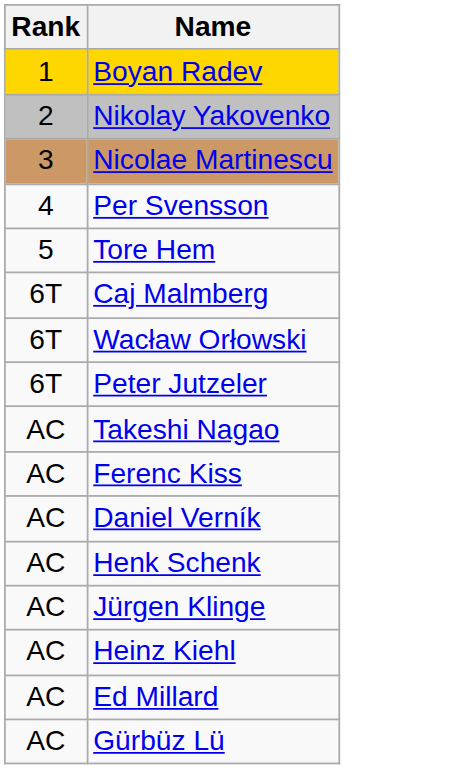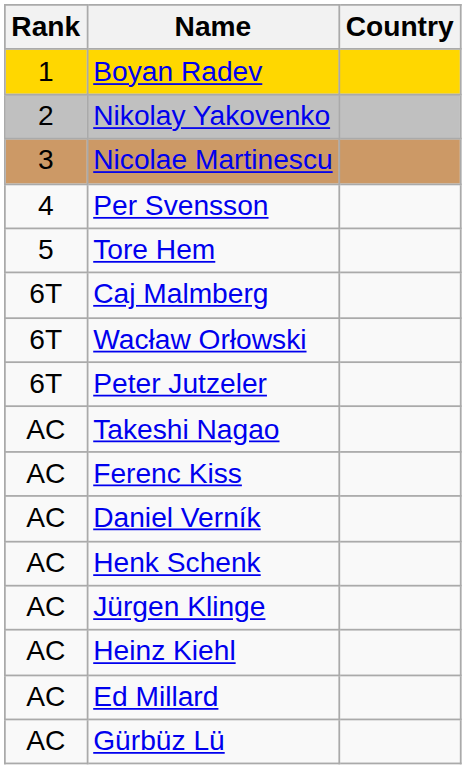+ column: (400, 26)
